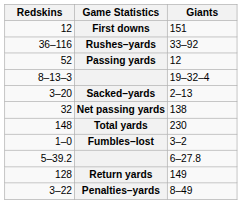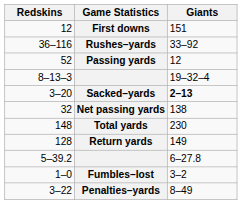(181, 93) normal -> (181, 93) bold
rows swapped: (64, 175) <-> (64, 142)
